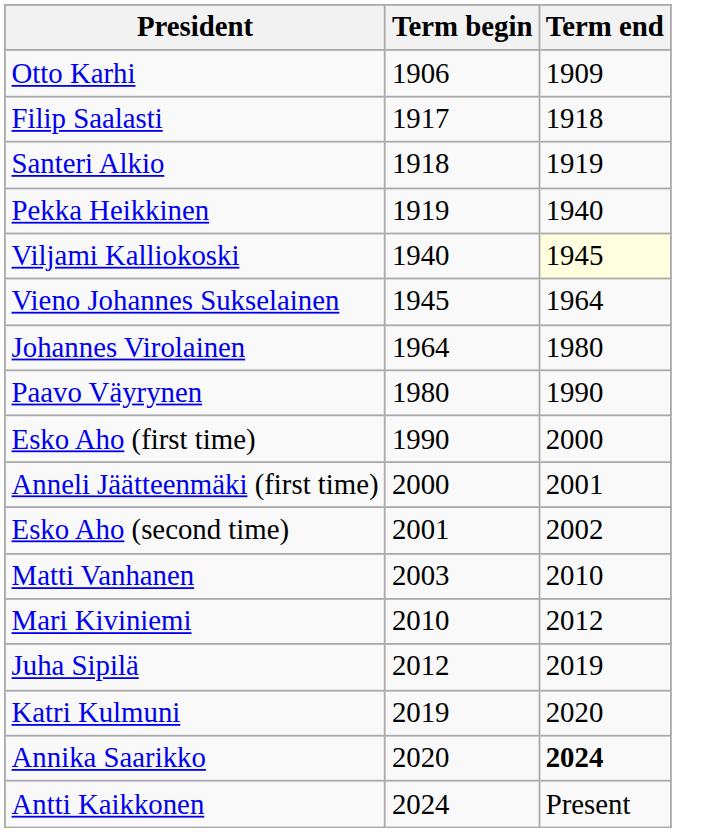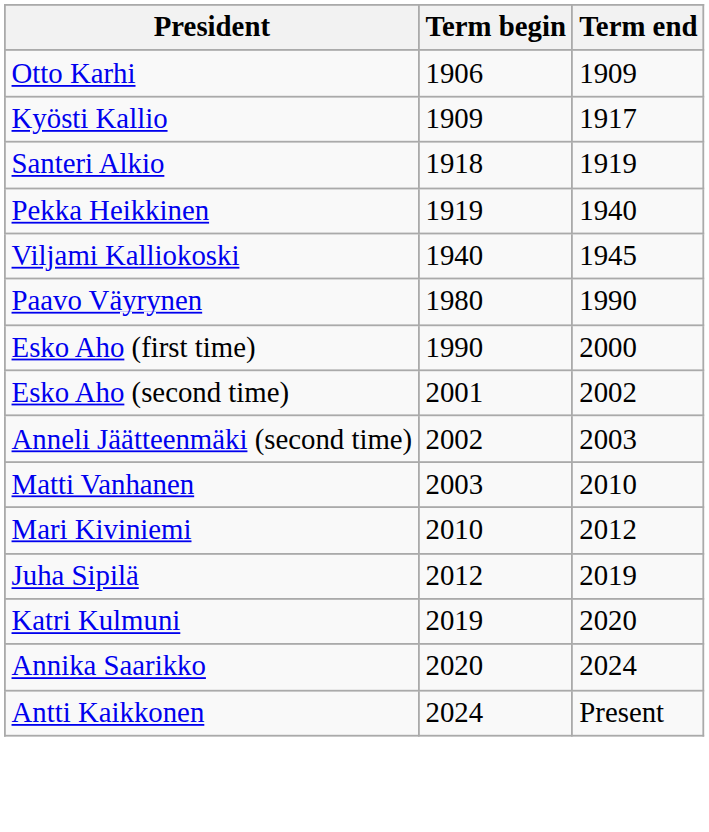+ row: (90, 118)
- row: (87, 118)
(575, 255) lightyellow background -> (608, 255) no background
- row: (175, 301)
- row: (128, 347)
- row: (195, 484)
+ row: (212, 438)
(575, 758) bold -> (608, 666) normal
